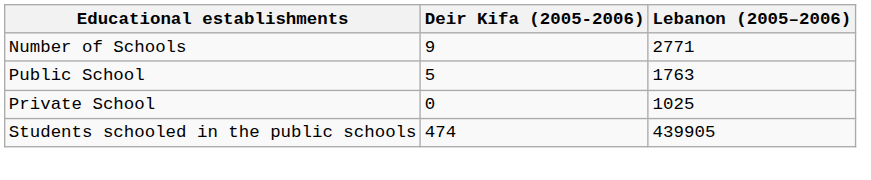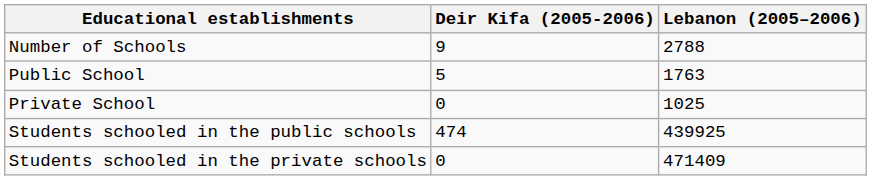(674, 47) 2771 -> (684, 47) 2788
(684, 132) 439905 -> (694, 132) 439925
+ row: (218, 161)
